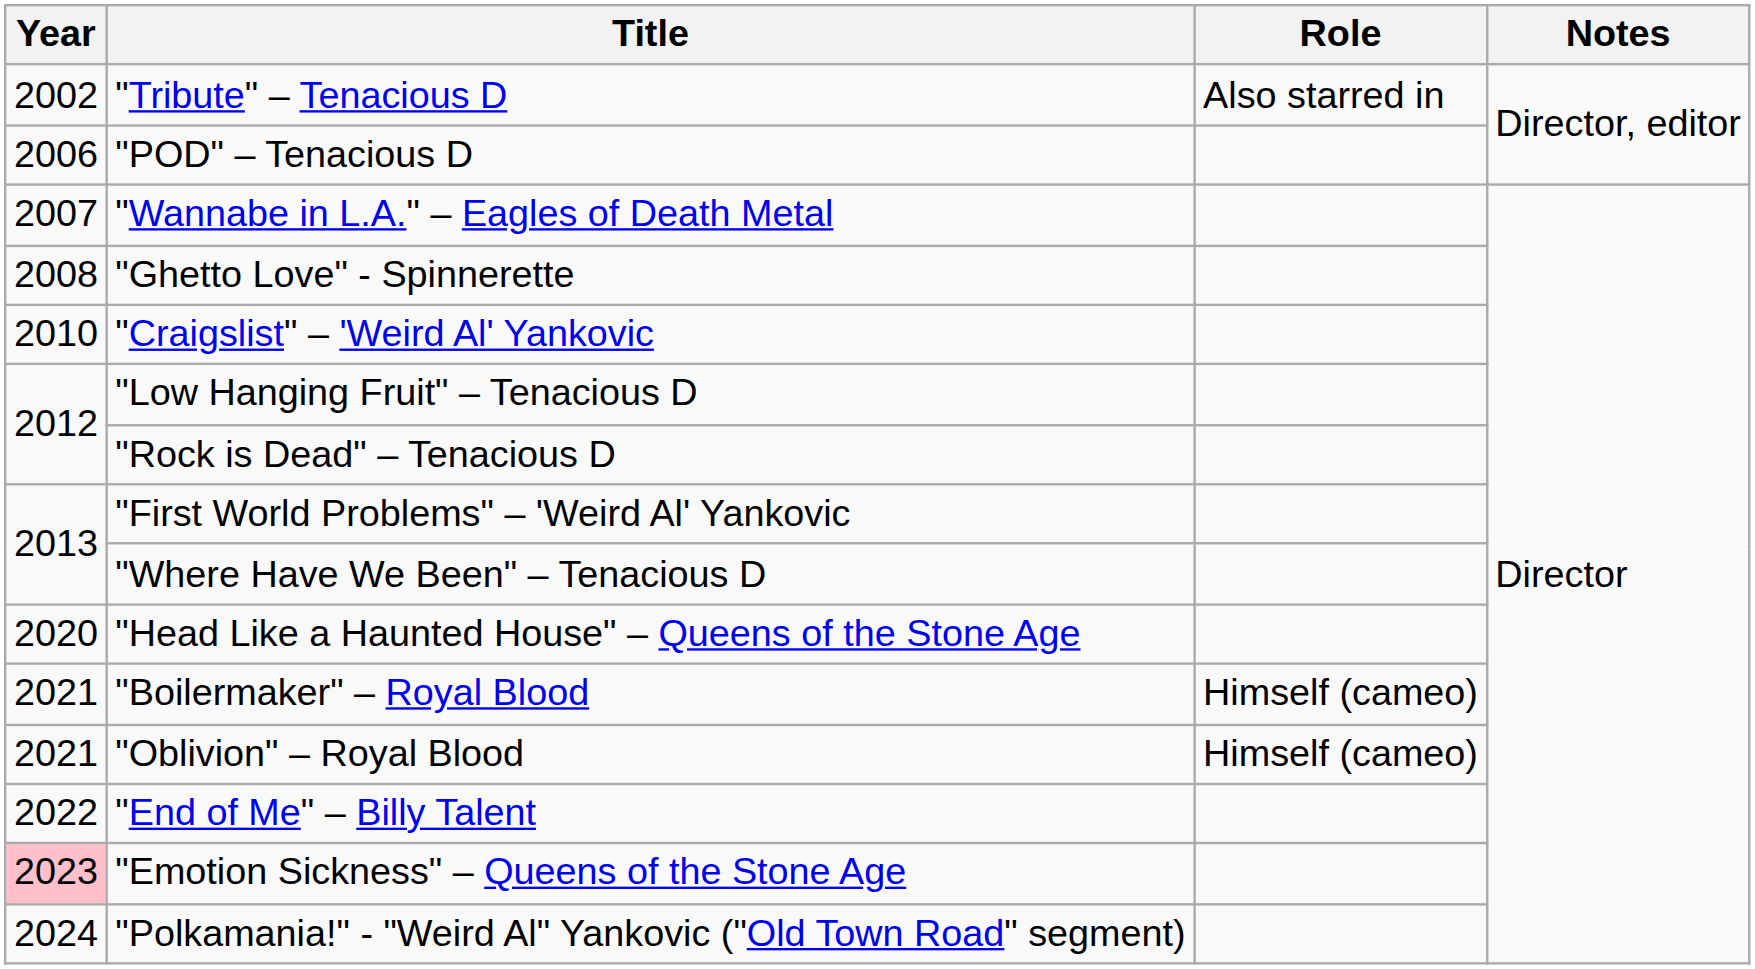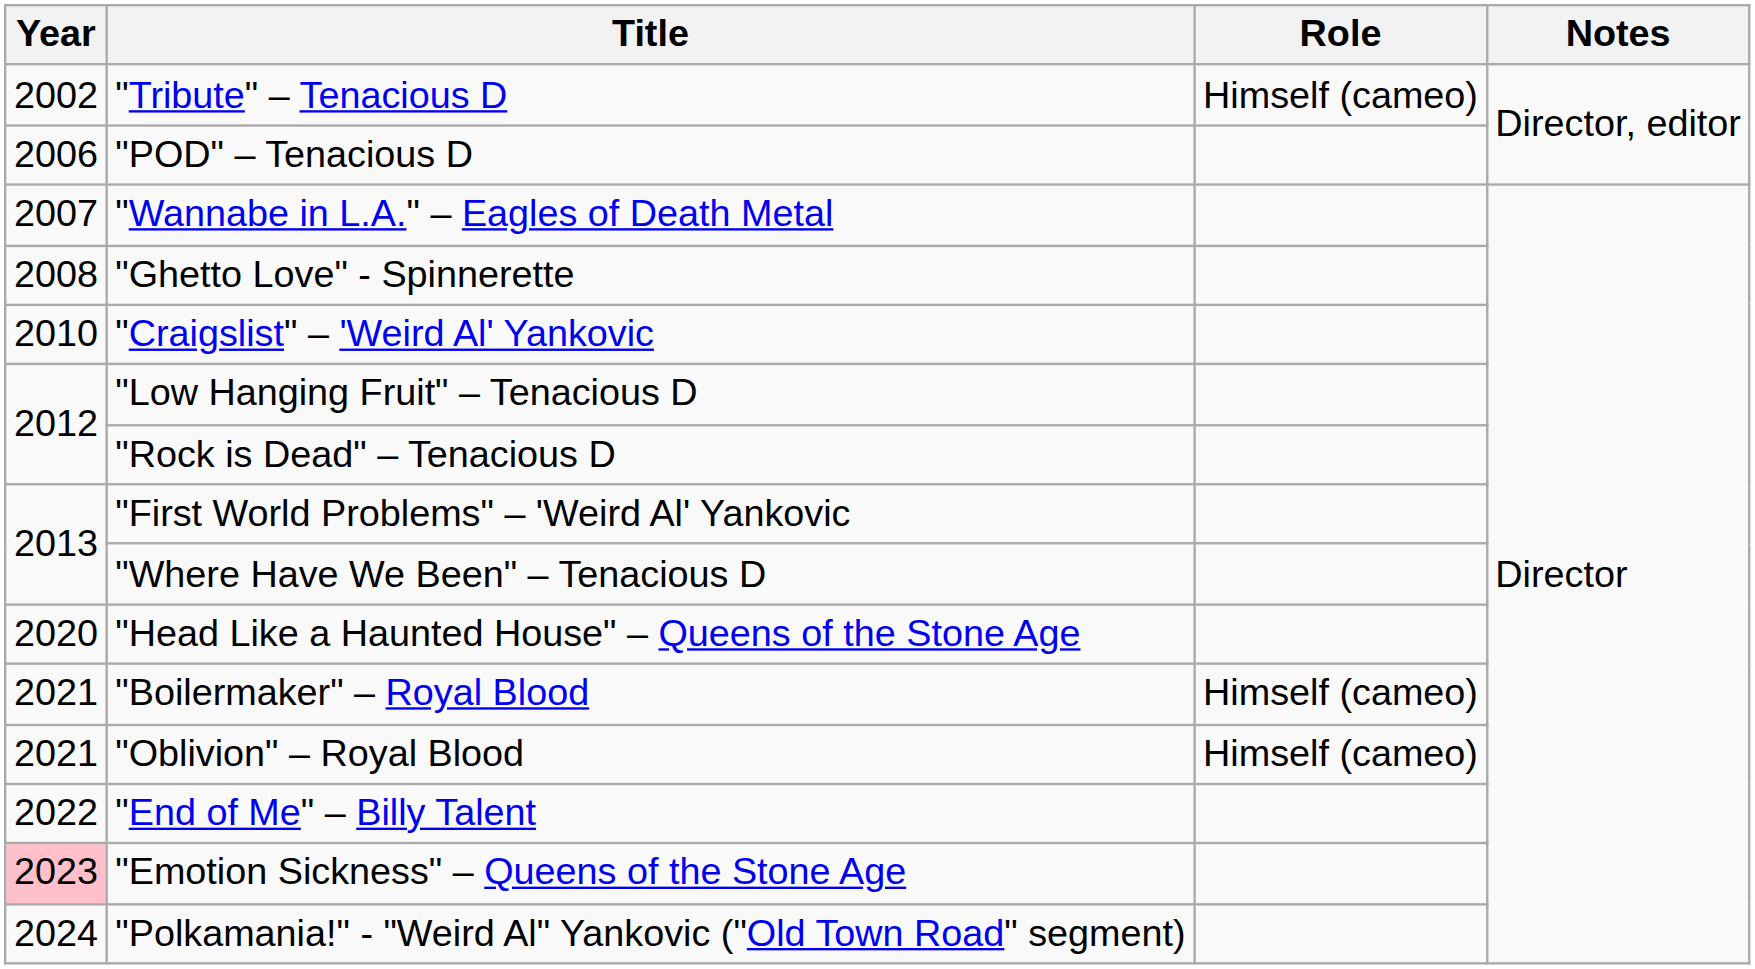(1324, 94) Also starred in -> (1340, 94) Himself (cameo)
